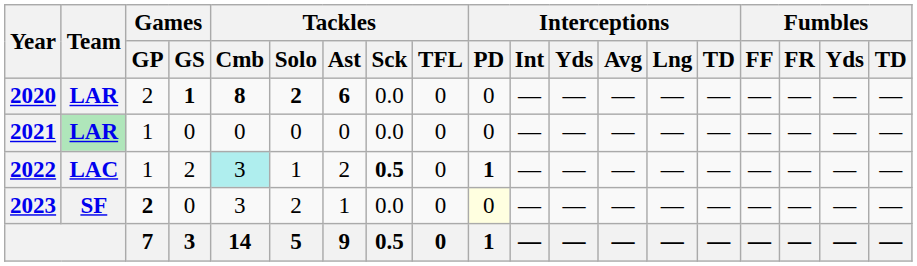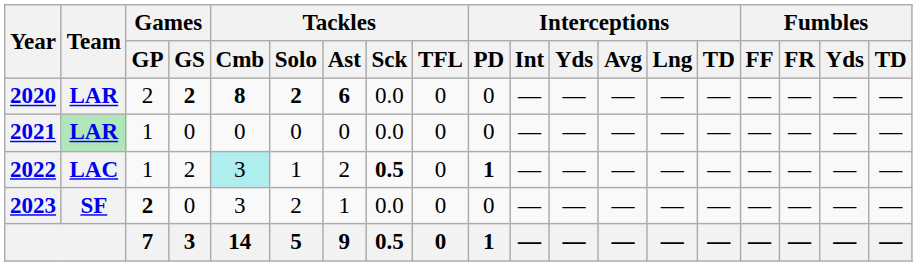(190, 95) 1 -> (190, 95) 2
(489, 205) lightyellow background -> (489, 205) no background
